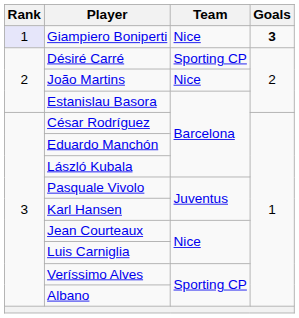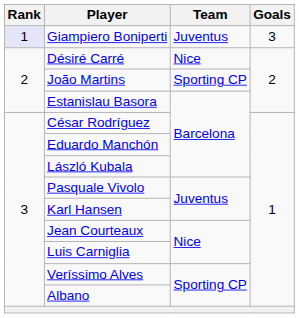(187, 36) Nice -> (201, 36) Juventus
(272, 36) bold -> (272, 36) normal
(210, 58) Sporting CP -> (187, 58) Nice
(187, 79) Nice -> (210, 79) Sporting CP
